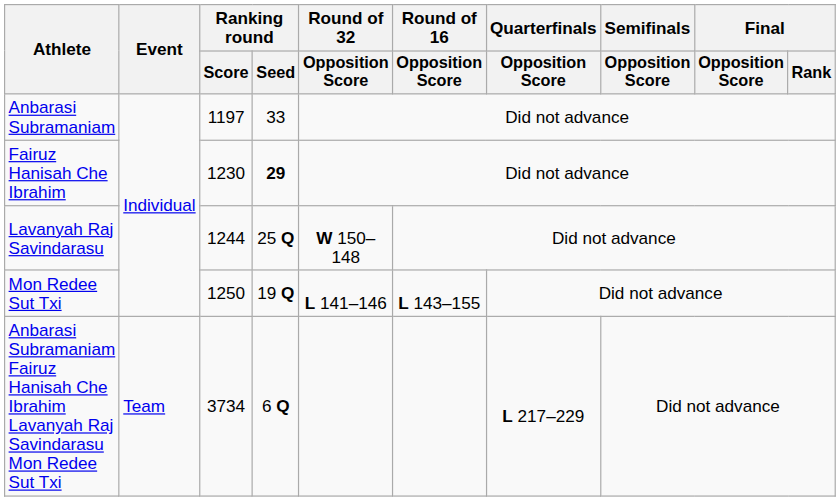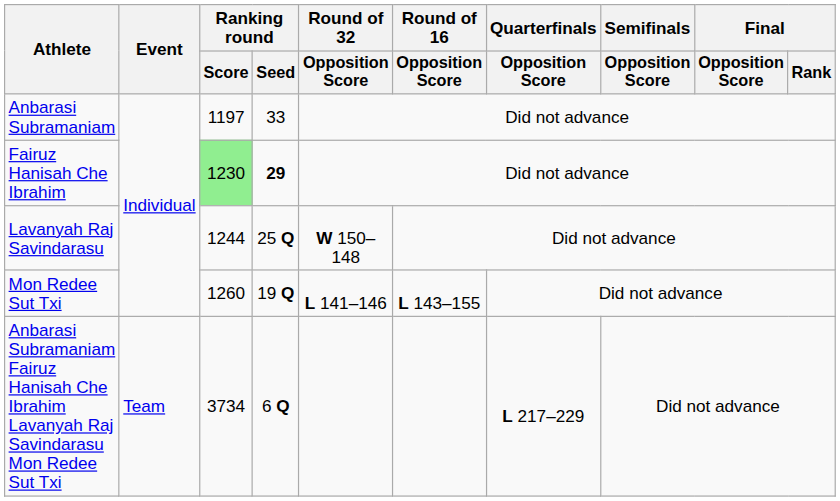(226, 173) no background -> (226, 173) lightgreen background
(226, 294) 1250 -> (226, 294) 1260
